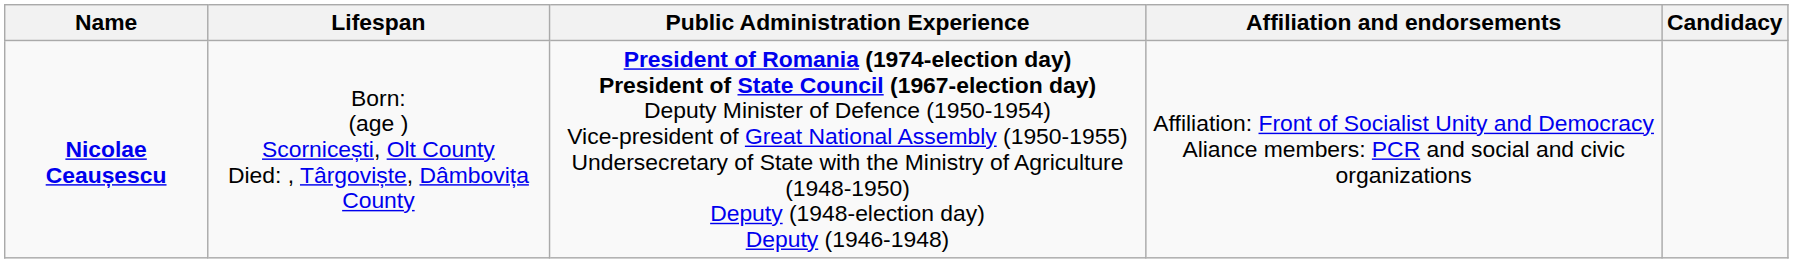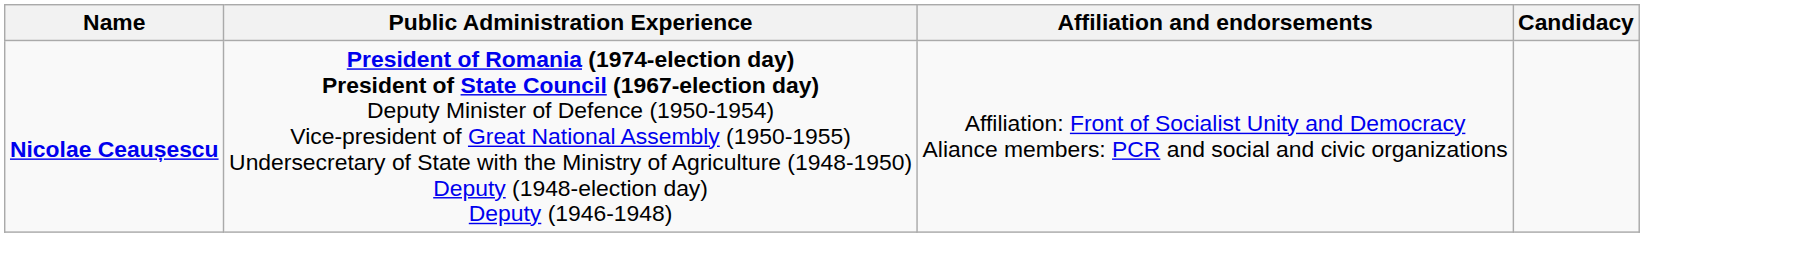- column: (378, 22)
